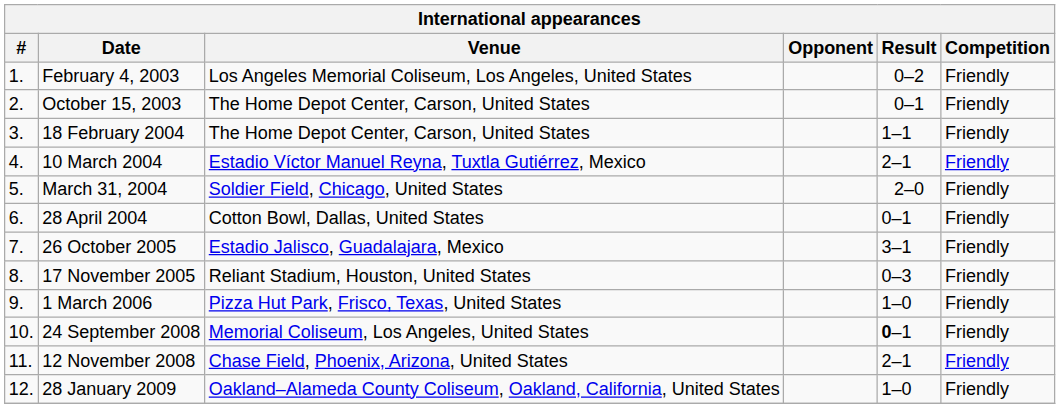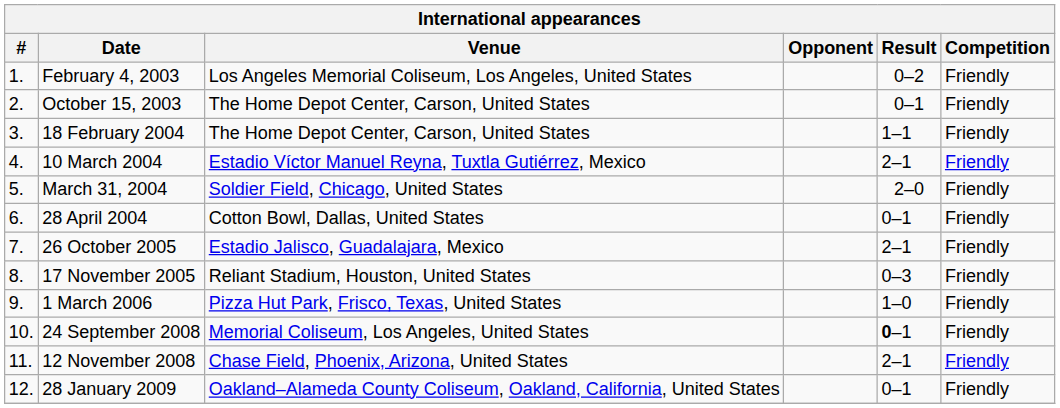(897, 247) 3–1 -> (897, 247) 2–1
(897, 389) 1–0 -> (897, 389) 0–1
